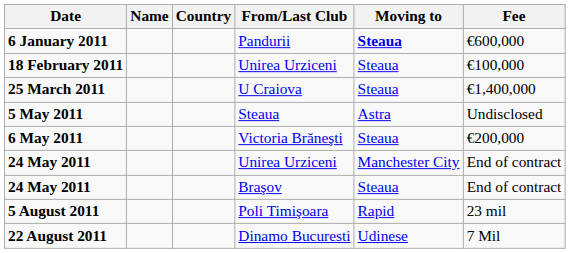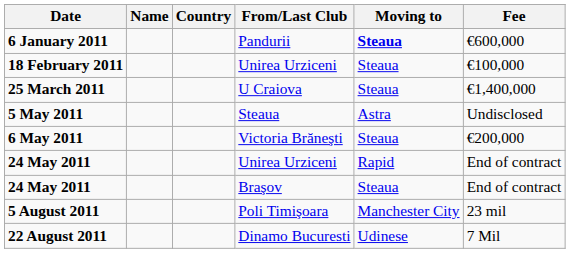(409, 162) Manchester City -> (376, 162) Rapid
(376, 211) Rapid -> (409, 211) Manchester City
